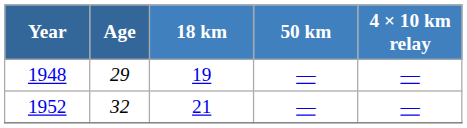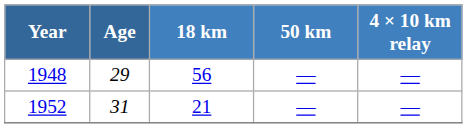(202, 75) 19 -> (202, 75) 56
(120, 107) 32 -> (120, 107) 31
